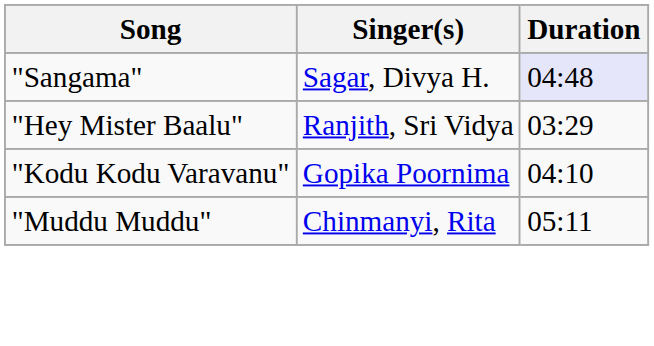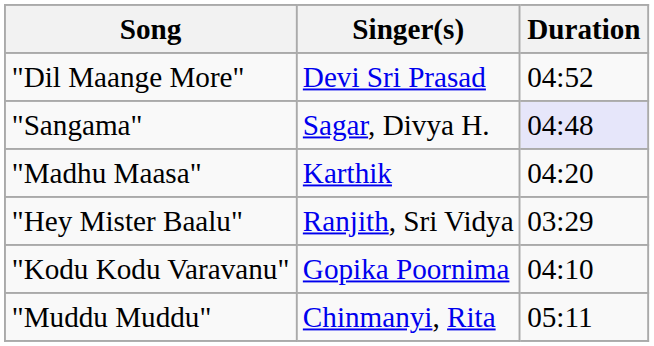+ row: (128, 76)
+ row: (107, 173)
